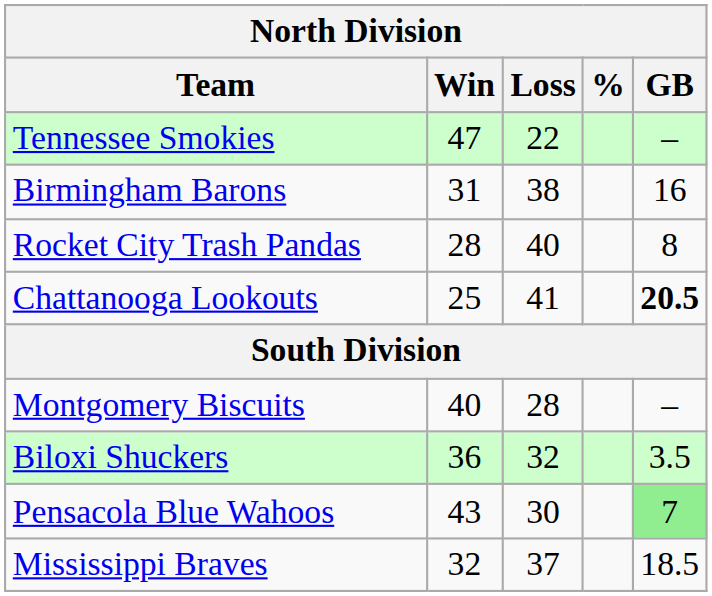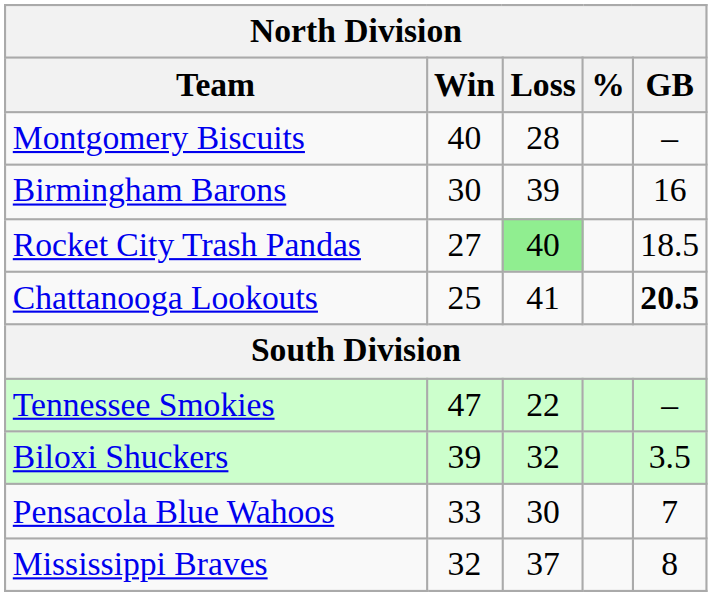rows swapped: (144, 137) <-> (159, 404)
(464, 191) 31 -> (464, 191) 30
(543, 191) 38 -> (543, 191) 39
(464, 244) 28 -> (464, 244) 27
(543, 244) no background -> (543, 244) lightgreen background
(670, 244) 8 -> (670, 244) 18.5
(464, 457) 36 -> (464, 457) 39
(464, 510) 43 -> (464, 510) 33
(670, 510) lightgreen background -> (670, 510) no background
(670, 564) 18.5 -> (670, 564) 8
